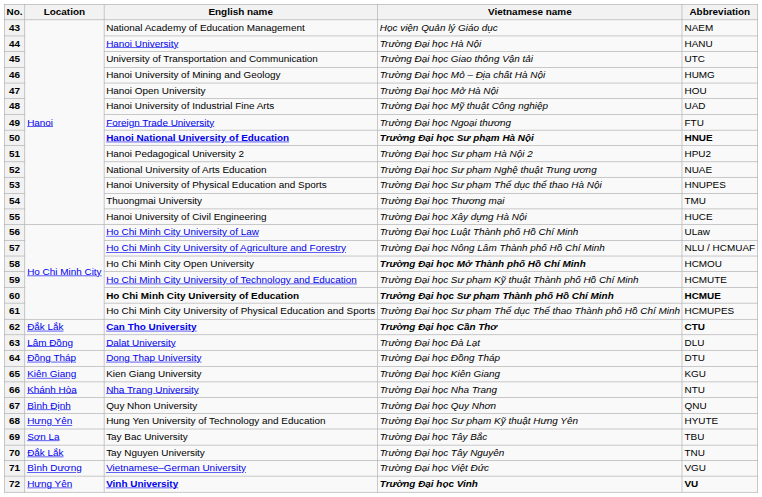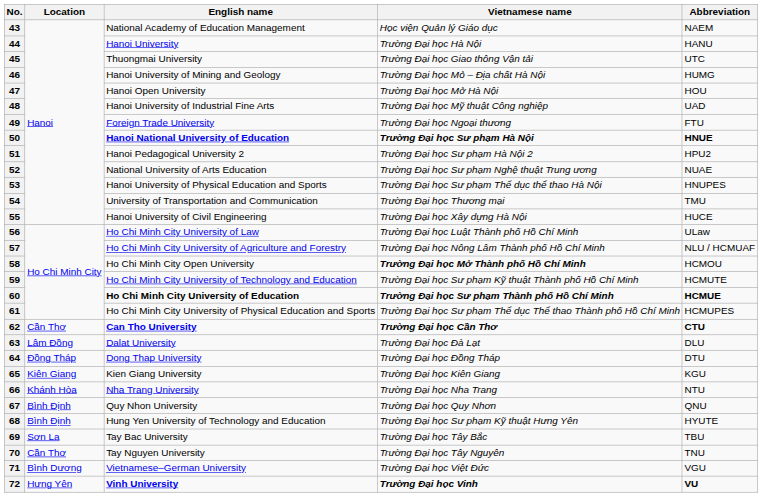(212, 59) University of Transportation and Communication -> (154, 59) Thuongmai University
(154, 201) Thuongmai University -> (212, 201) University of Transportation and Communication
(45, 327) Đắk Lắk -> (47, 327) Cần Thơ
(50, 421) Hưng Yên -> (49, 421) Bình Định
(45, 452) Đắk Lắk -> (47, 452) Cần Thơ
